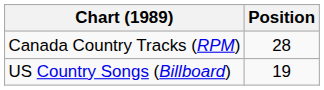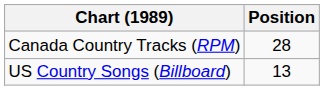(282, 71) 19 -> (282, 71) 13
